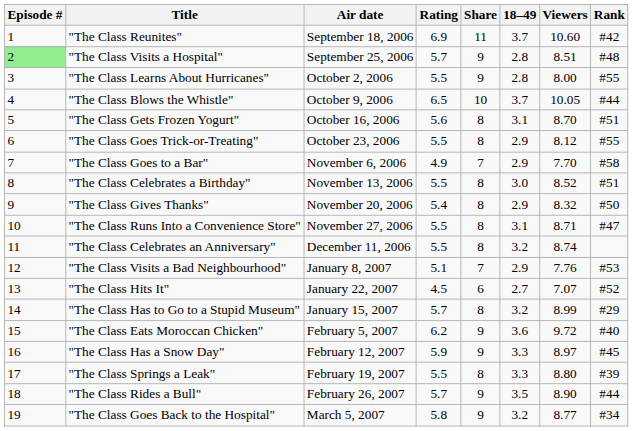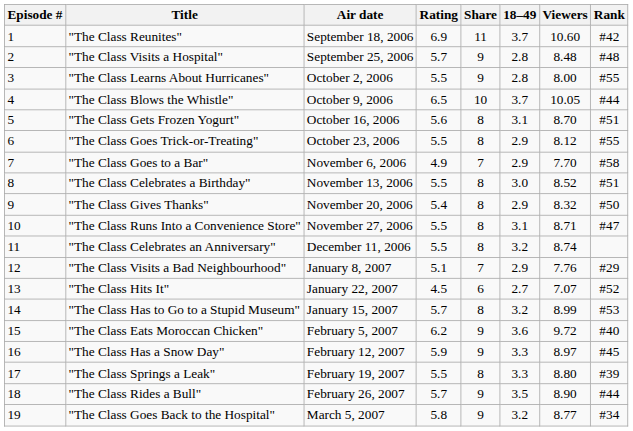(11, 57) lightgreen background -> (11, 57) no background
(565, 57) 8.51 -> (565, 57) 8.48
(609, 267) #53 -> (609, 267) #29
(609, 309) #29 -> (609, 309) #53
